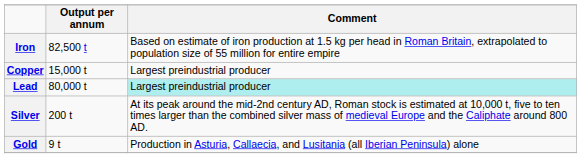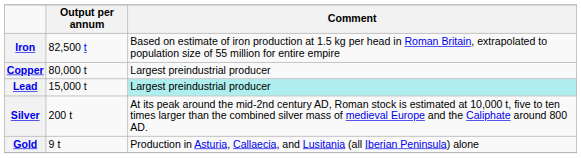(68, 70) 15,000 t -> (68, 70) 80,000 t
(68, 87) 80,000 t -> (68, 87) 15,000 t
